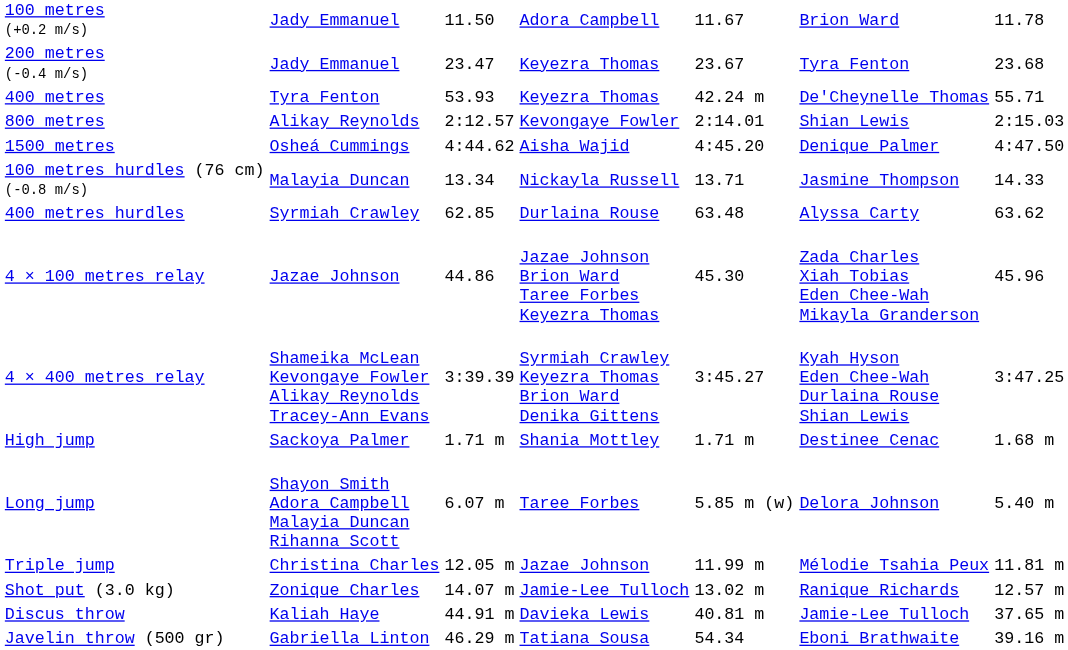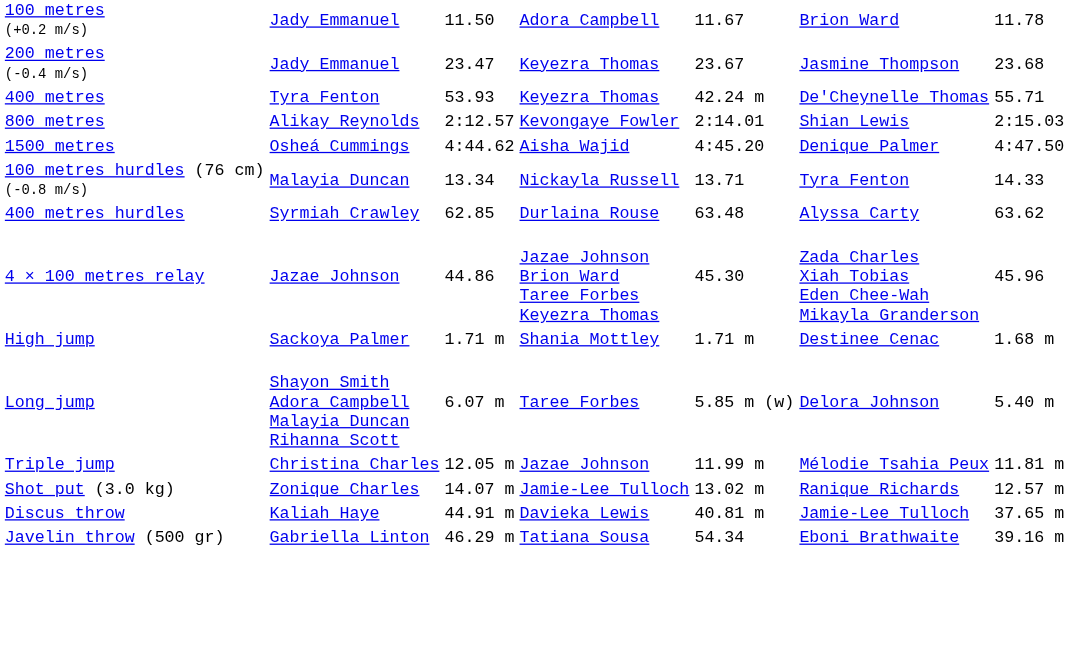(854, 64) Tyra Fenton -> (879, 64) Jasmine Thompson
(879, 180) Jasmine Thompson -> (854, 180) Tyra Fenton
- row: (105, 378)
